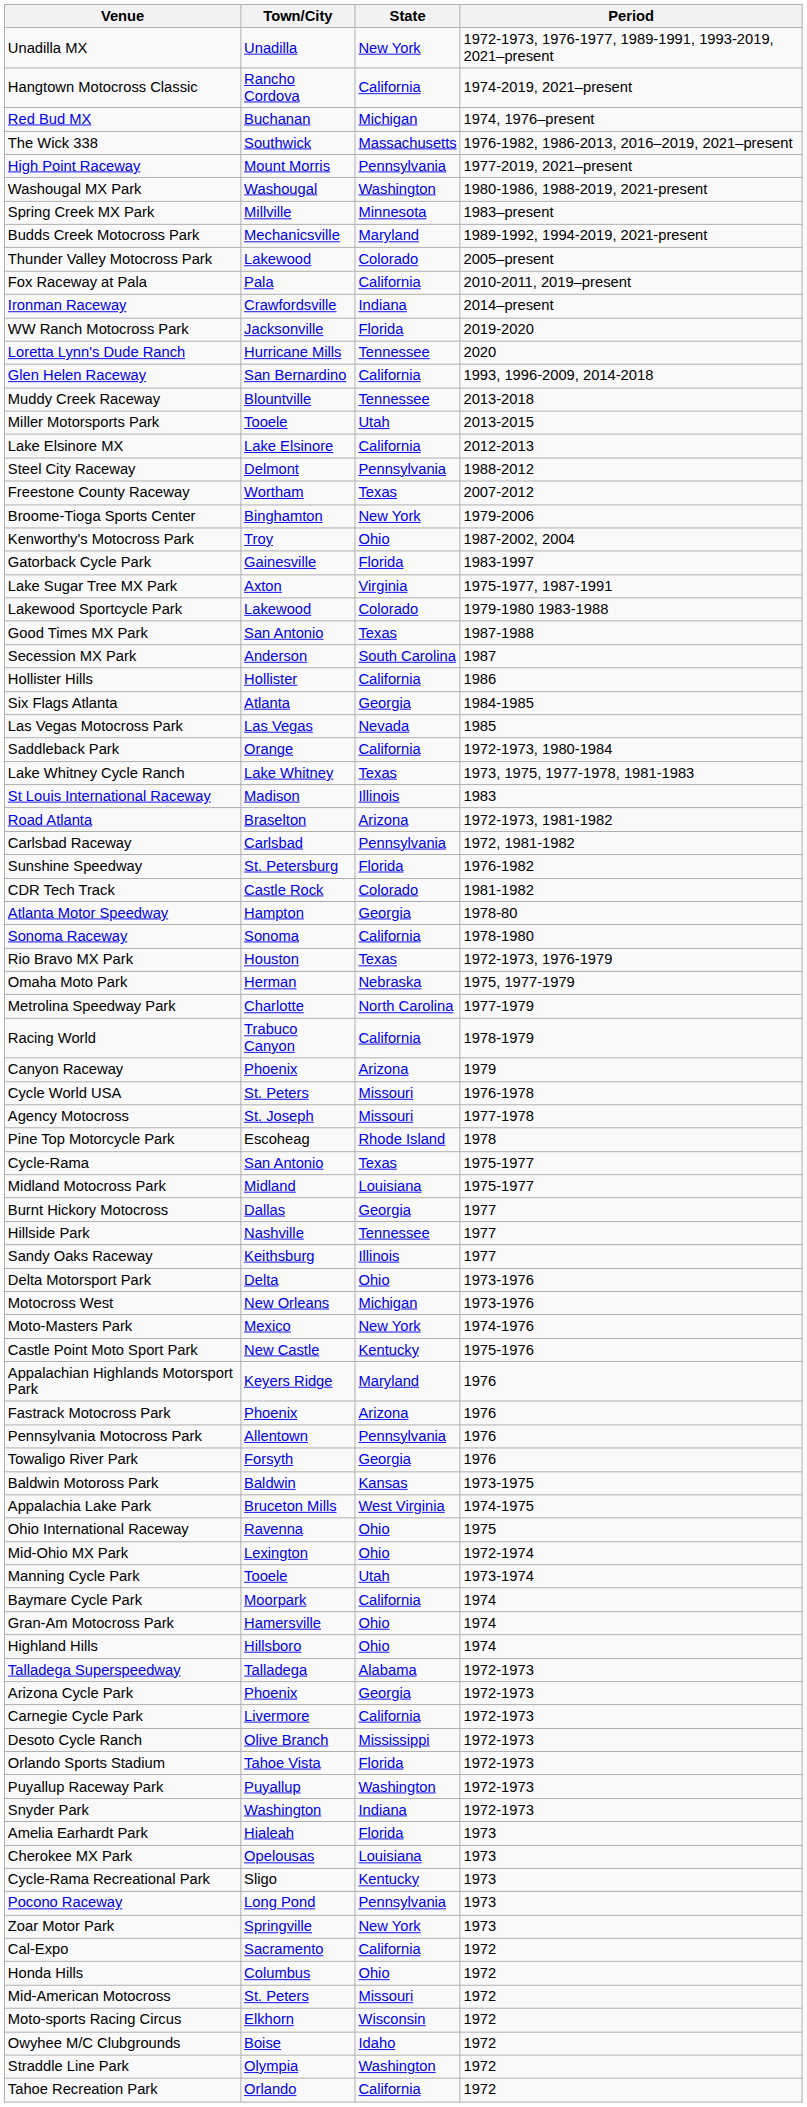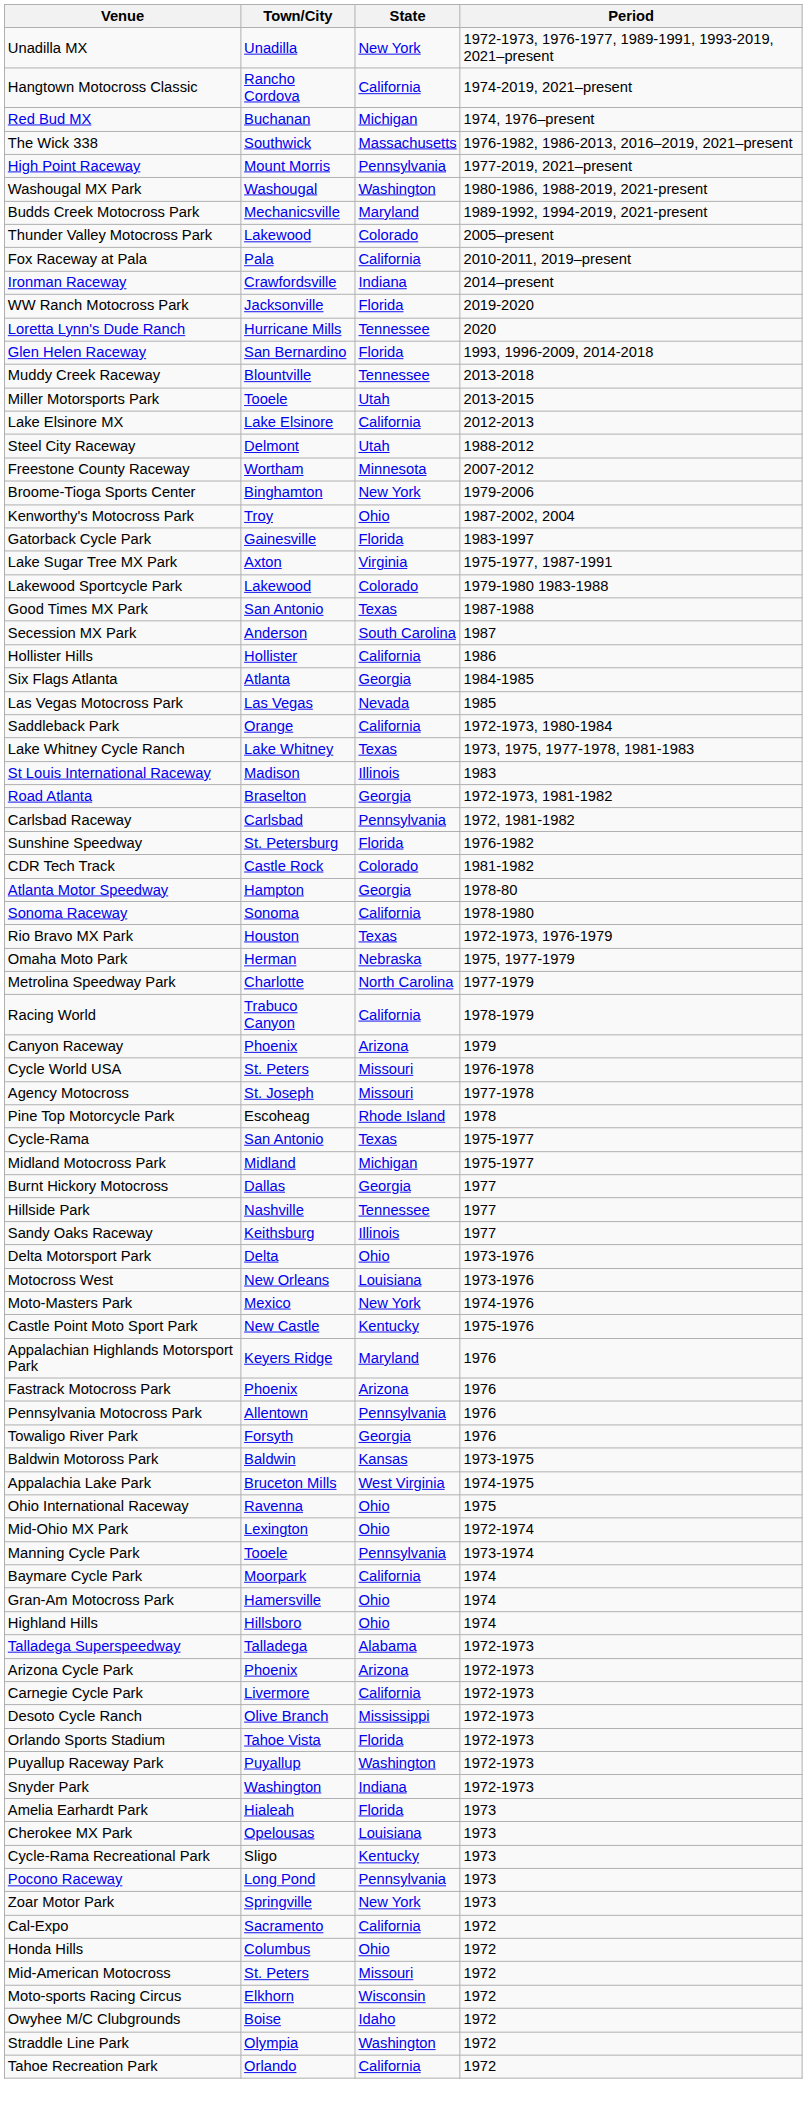- row: (81, 212)
(390, 376) California -> (381, 352) Florida
(402, 469) Pennsylvania -> (374, 446) Utah
(378, 492) Texas -> (392, 469) Minnesota
(383, 819) Arizona -> (385, 796) Georgia
(390, 1186) Louisiana -> (388, 1163) Michigan
(388, 1303) Michigan -> (390, 1279) Louisiana
(374, 1576) Utah -> (402, 1553) Pennsylvania
(385, 1693) Georgia -> (383, 1669) Arizona
